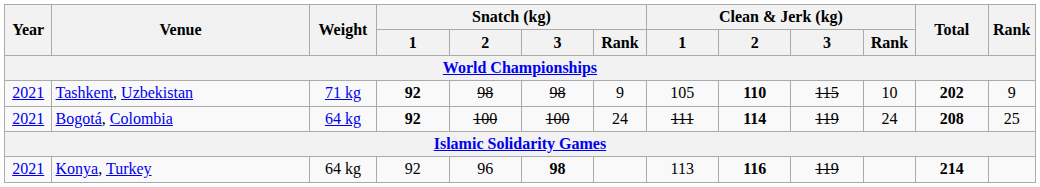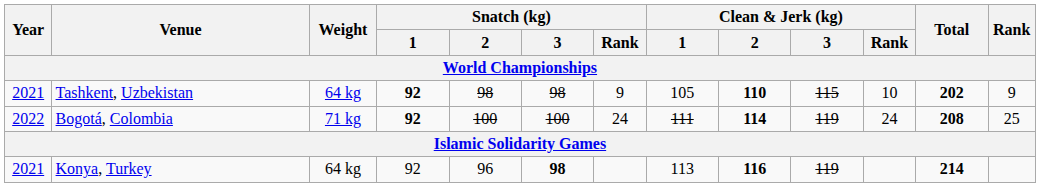(343, 93) 71 kg -> (343, 93) 64 kg
(28, 118) 2021 -> (28, 118) 2022
(343, 118) 64 kg -> (343, 118) 71 kg
